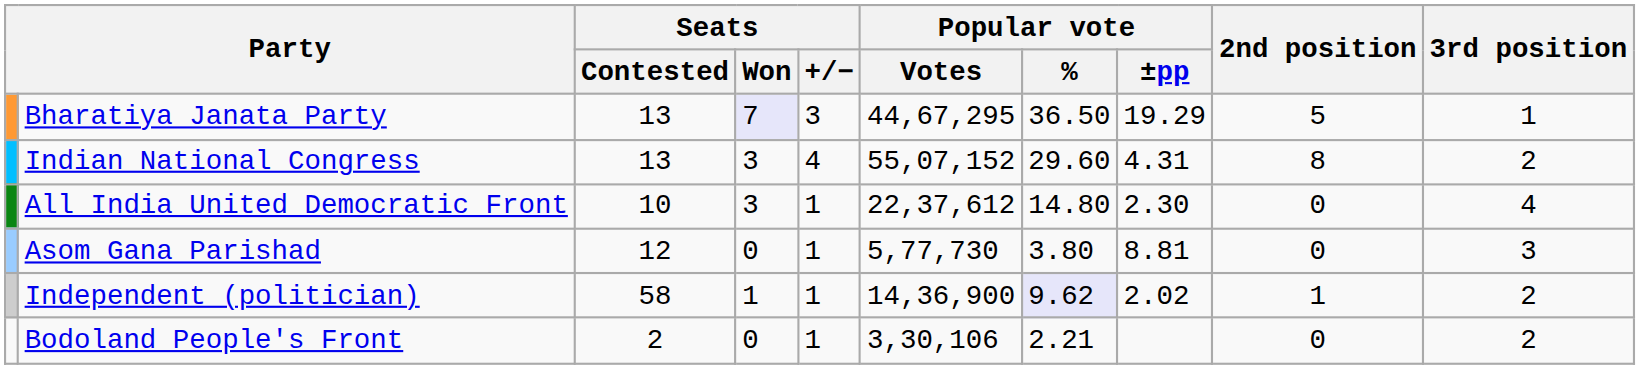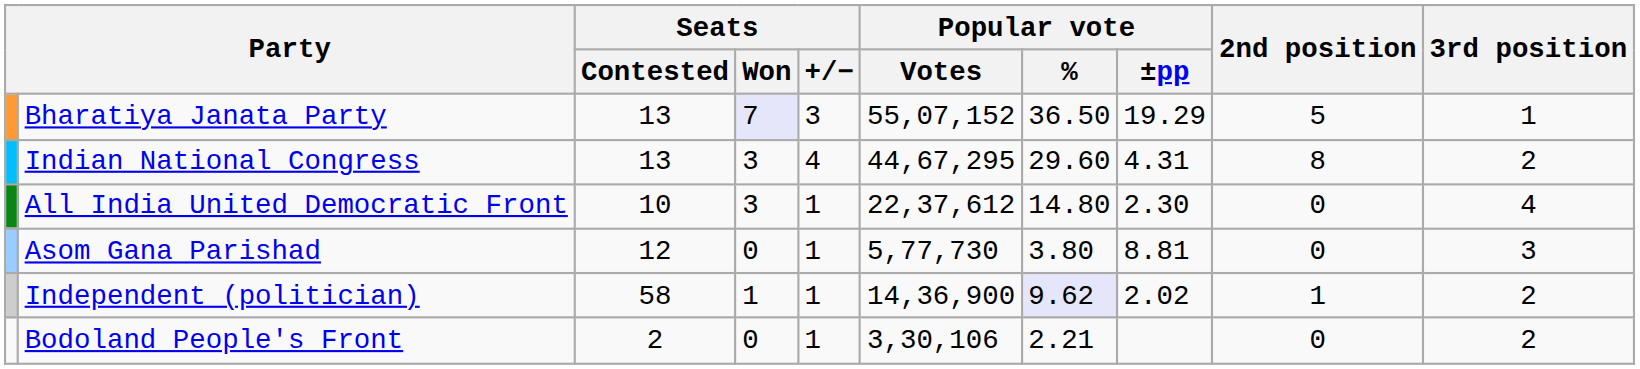(941, 117) 44,67,295 -> (941, 117) 55,07,152
(941, 162) 55,07,152 -> (941, 162) 44,67,295
